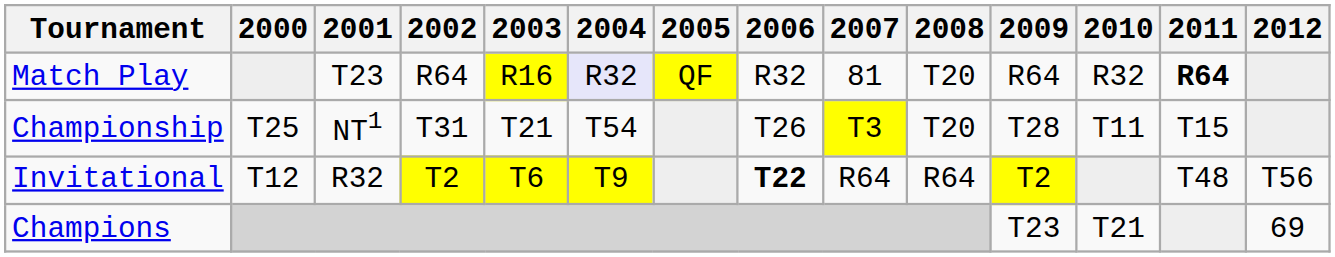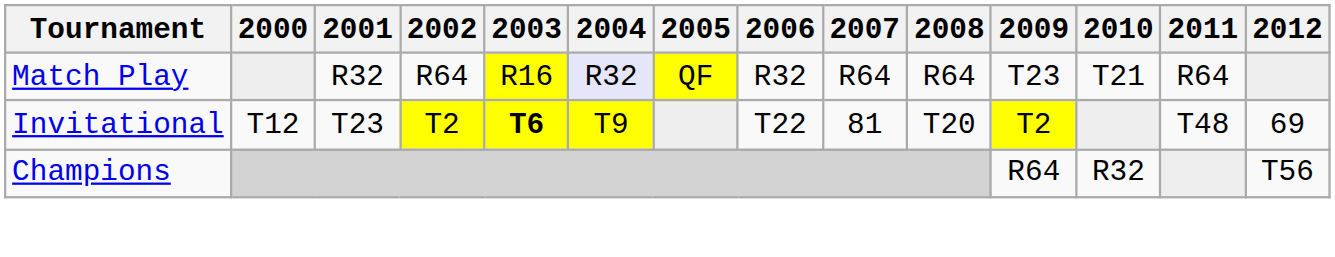(358, 77) T23 -> (358, 77) R32
(865, 77) 81 -> (865, 77) R64
(949, 77) T20 -> (949, 77) R64
(1034, 77) R64 -> (1034, 77) T23
(1118, 77) R32 -> (1118, 77) T21
(1203, 77) bold -> (1203, 77) normal
- row: (118, 129)
(358, 180) R32 -> (358, 125) T23
(527, 180) normal -> (527, 125) bold
(780, 180) bold -> (780, 125) normal
(865, 180) R64 -> (865, 125) 81
(949, 180) R64 -> (949, 125) T20
(1287, 180) T56 -> (1287, 125) 69
(1034, 228) T23 -> (1034, 173) R64
(1118, 228) T21 -> (1118, 173) R32
(1287, 228) 69 -> (1287, 173) T56
